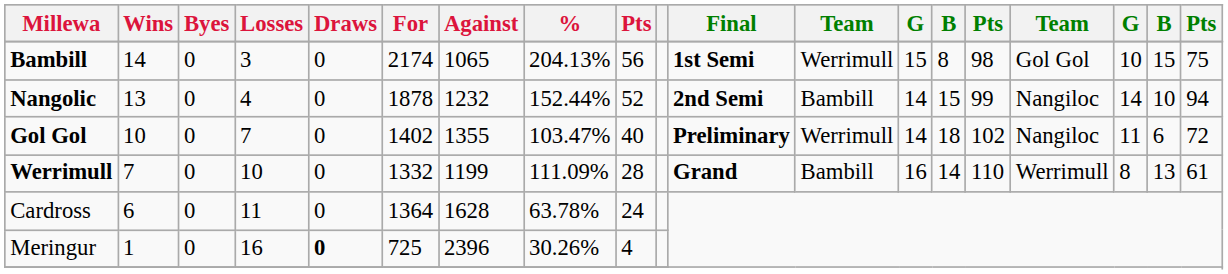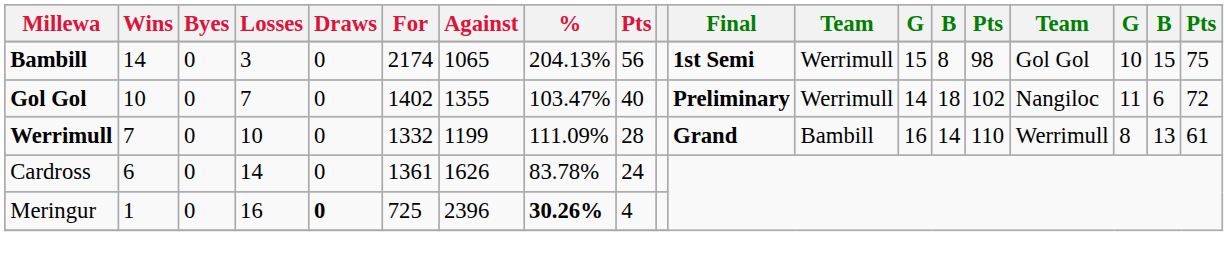- row: (53, 97)
(251, 210) 11 -> (251, 172) 14
(410, 210) 1364 -> (410, 172) 1361
(467, 210) 1628 -> (467, 172) 1626
(564, 210) 63.78% -> (564, 172) 83.78%
(564, 247) normal -> (566, 210) bold
